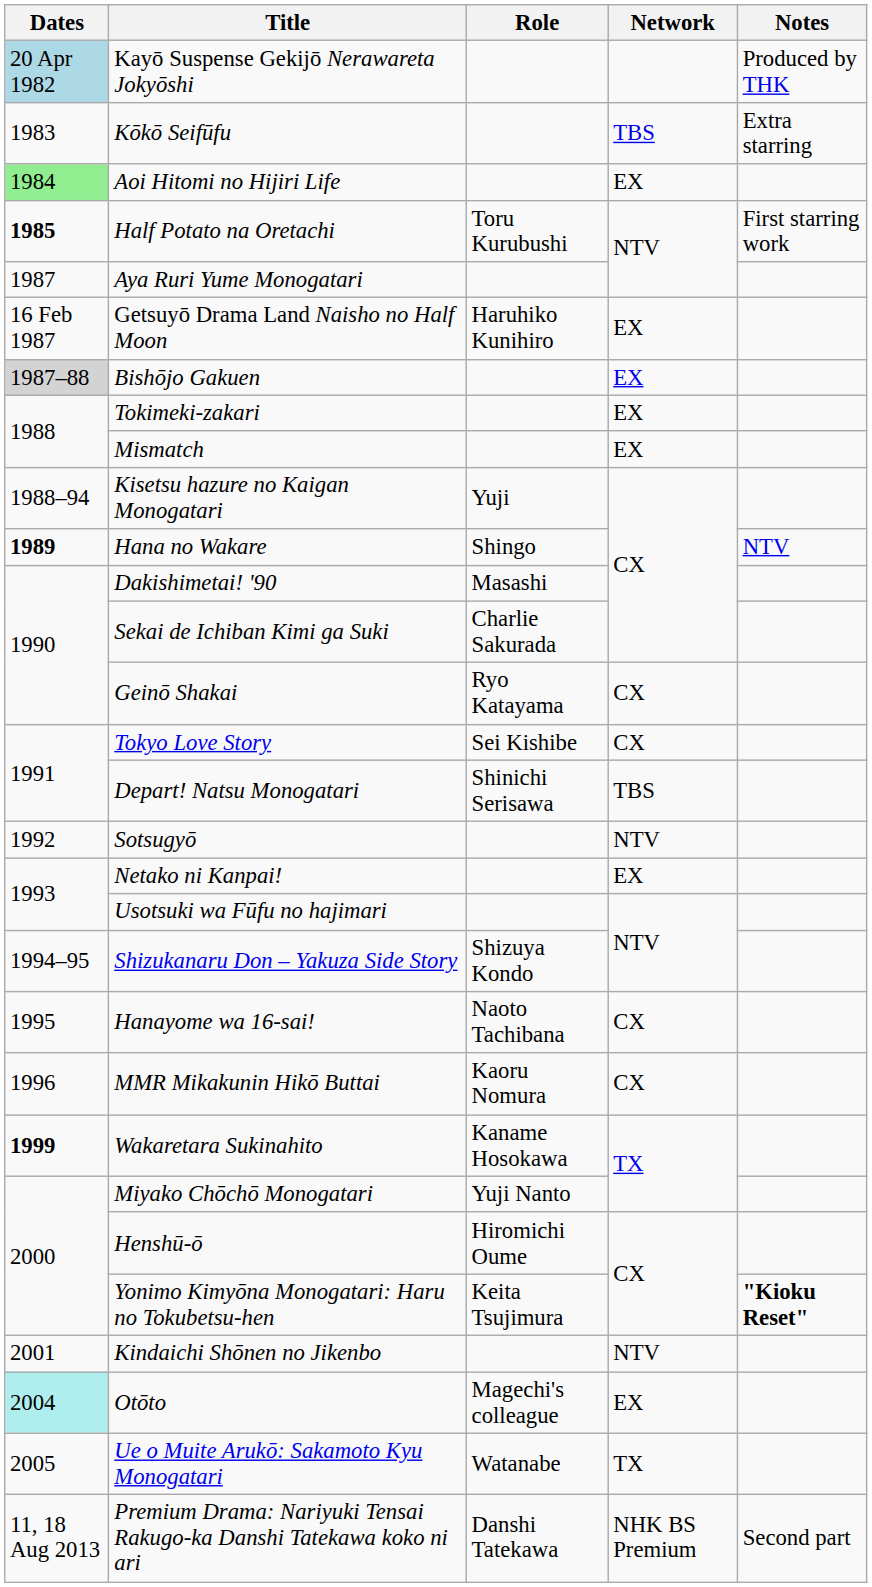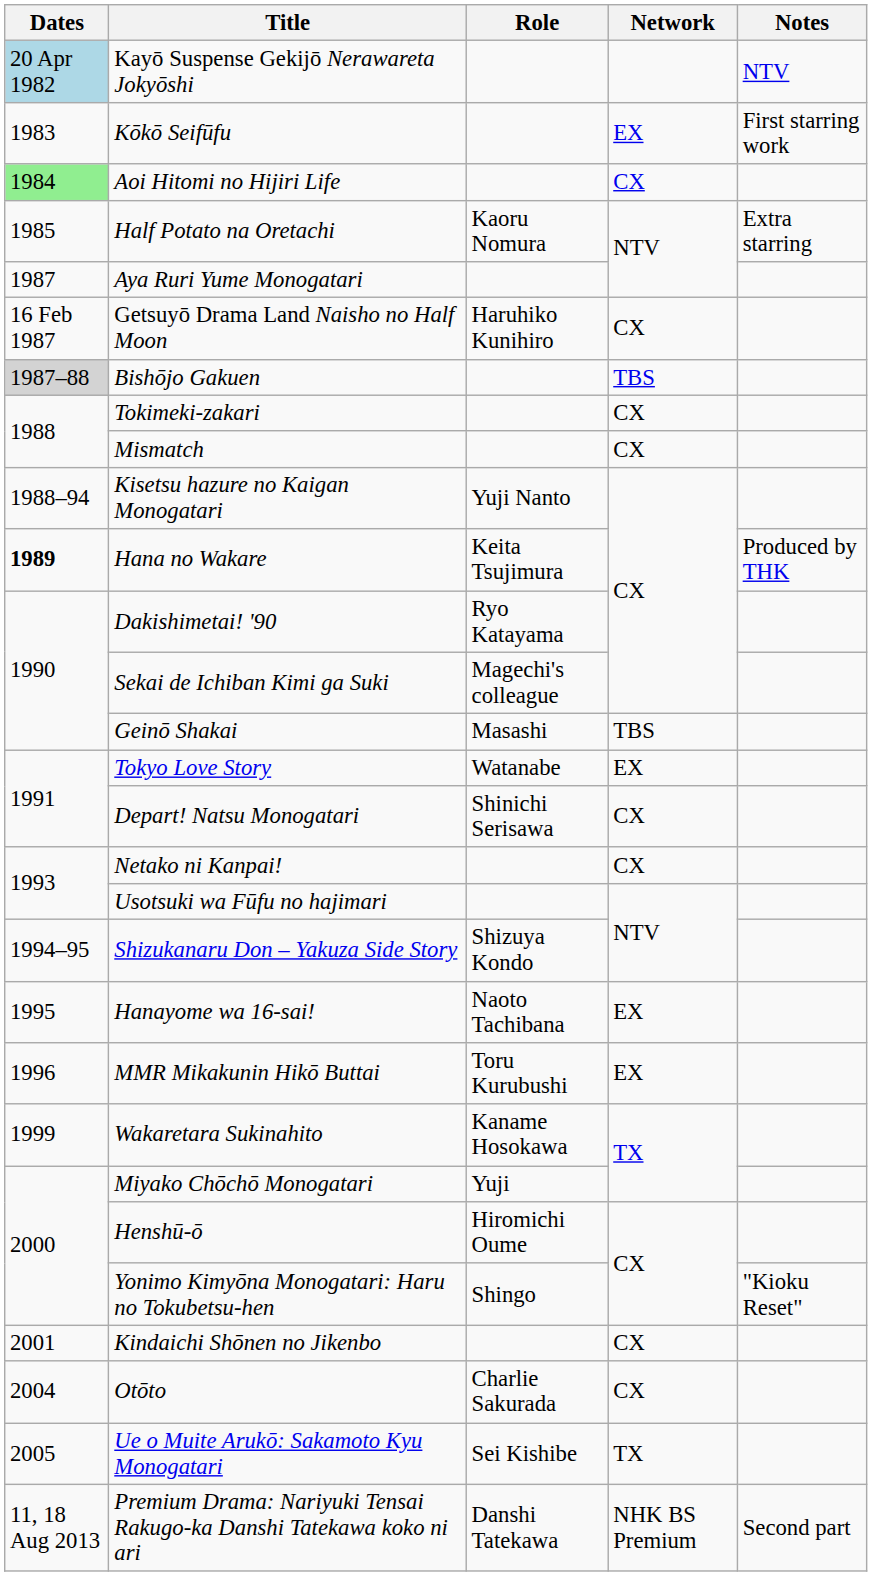(800, 71) Produced by THK -> (766, 71) NTV
(634, 132) TBS -> (628, 132) EX
(777, 132) Extra starring -> (801, 132) First starring work
(628, 181) EX -> (629, 181) CX
(33, 230) bold -> (33, 230) normal
(520, 230) Toru Kurubushi -> (509, 230) Kaoru Nomura
(801, 230) First starring work -> (777, 230) Extra starring
(628, 328) EX -> (629, 328) CX
(628, 376) EX -> (634, 376) TBS
(628, 413) EX -> (629, 413) CX
(628, 449) EX -> (629, 449) CX
(491, 497) Yuji -> (521, 497) Yuji Nanto
(504, 546) Shingo -> (517, 559) Keita Tsujimura
(766, 546) NTV -> (800, 559) Produced by THK
(509, 582) Masashi -> (518, 621) Ryo Katayama
(514, 631) Charlie Sakurada -> (518, 682) Magechi's colleague
(518, 693) Ryo Katayama -> (509, 731) Masashi
(629, 693) CX -> (634, 731) TBS
(524, 741) Sei Kishibe -> (516, 767) Watanabe
(629, 741) CX -> (628, 767) EX
(634, 790) TBS -> (629, 816) CX
- row: (155, 839)
(628, 875) EX -> (629, 865) CX
(629, 1022) CX -> (628, 1011) EX
(509, 1083) Kaoru Nomura -> (520, 1073) Toru Kurubushi
(629, 1083) CX -> (628, 1073) EX
(33, 1145) bold -> (33, 1134) normal
(521, 1194) Yuji Nanto -> (491, 1183) Yuji
(517, 1304) Keita Tsujimura -> (504, 1293) Shingo
(779, 1304) bold -> (776, 1293) normal
(637, 1353) NTV -> (629, 1342) CX
(33, 1402) paleturquoise background -> (33, 1391) no background
(518, 1402) Magechi's colleague -> (514, 1391) Charlie Sakurada
(628, 1402) EX -> (629, 1391) CX
(516, 1463) Watanabe -> (524, 1453) Sei Kishibe
